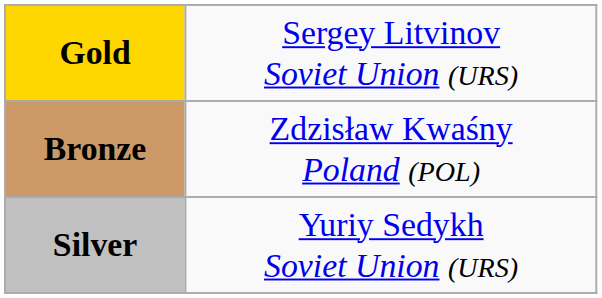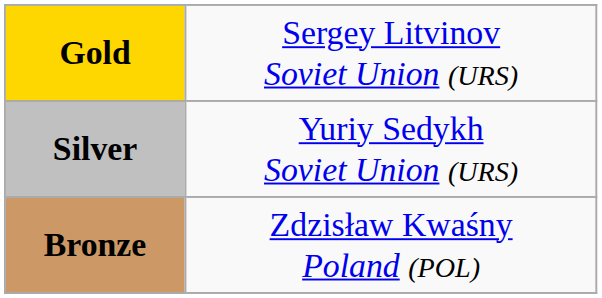rows swapped: (95, 244) <-> (95, 148)
